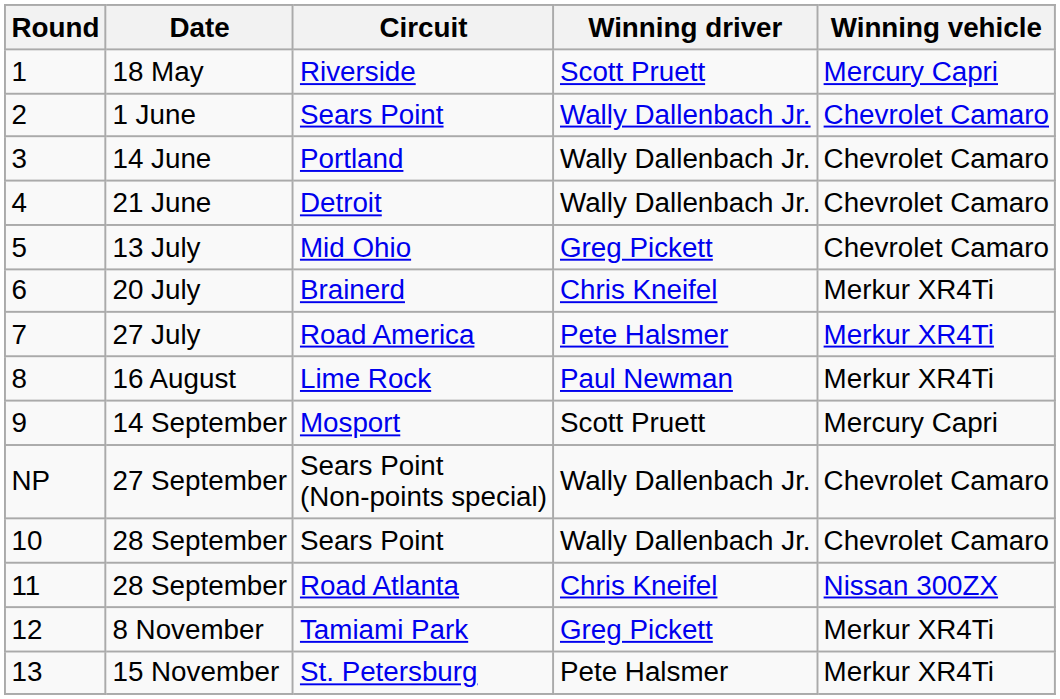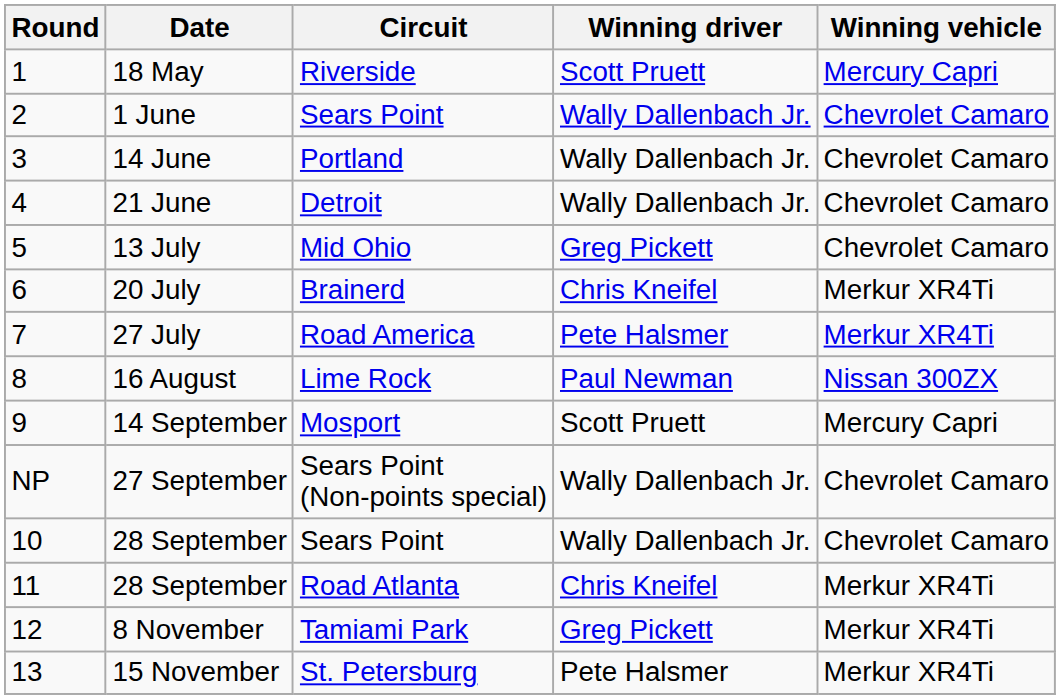(909, 379) Merkur XR4Ti -> (911, 379) Nissan 300ZX
(911, 585) Nissan 300ZX -> (909, 585) Merkur XR4Ti
